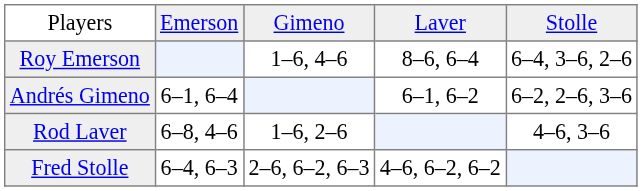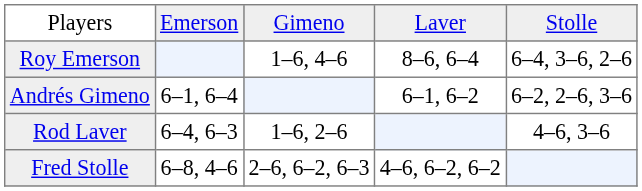(199, 131) 6–8, 4–6 -> (199, 131) 6–4, 6–3
(199, 167) 6–4, 6–3 -> (199, 167) 6–8, 4–6
